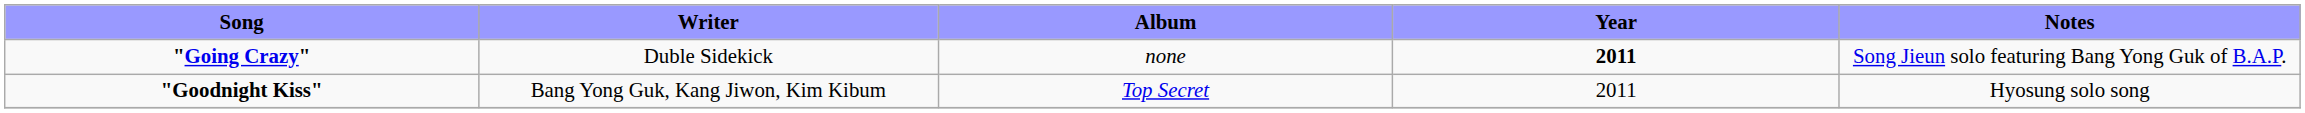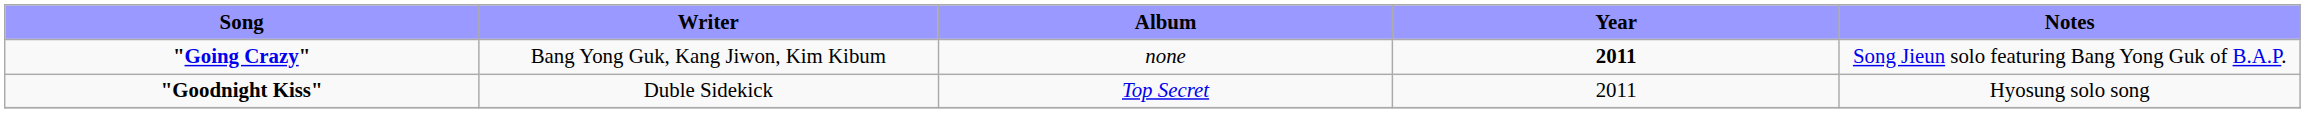(708, 56) Duble Sidekick -> (708, 56) Bang Yong Guk, Kang Jiwon, Kim Kibum
(708, 90) Bang Yong Guk, Kang Jiwon, Kim Kibum -> (708, 90) Duble Sidekick
